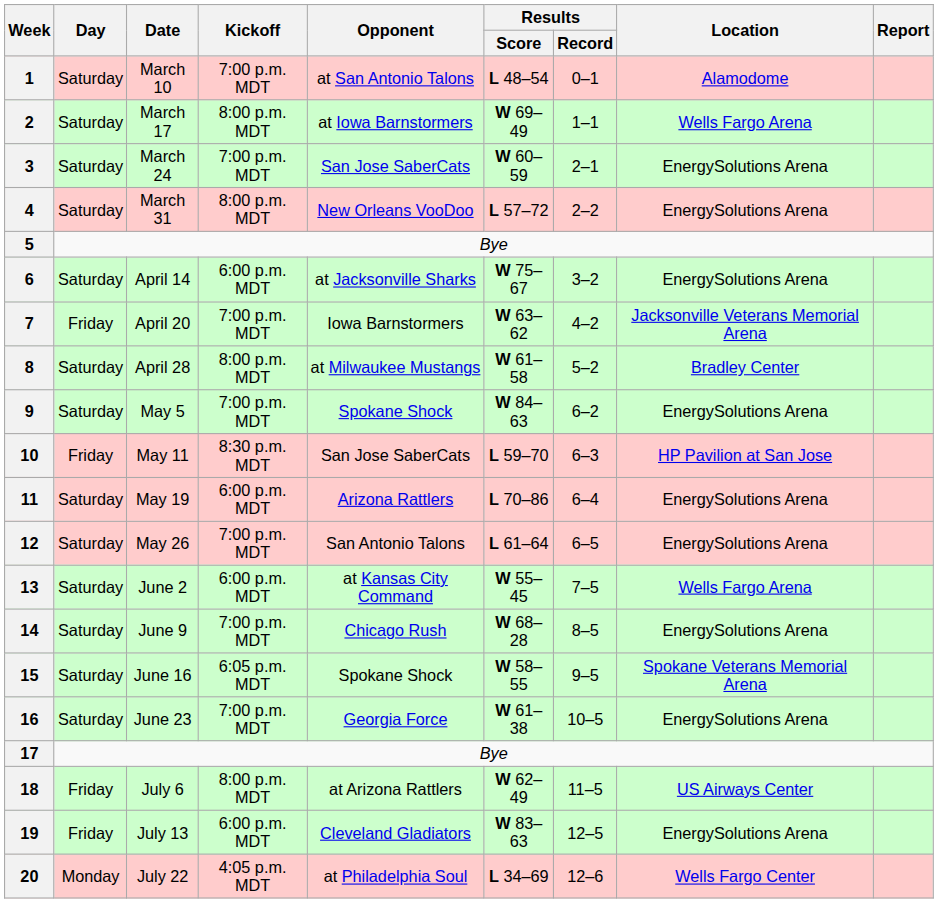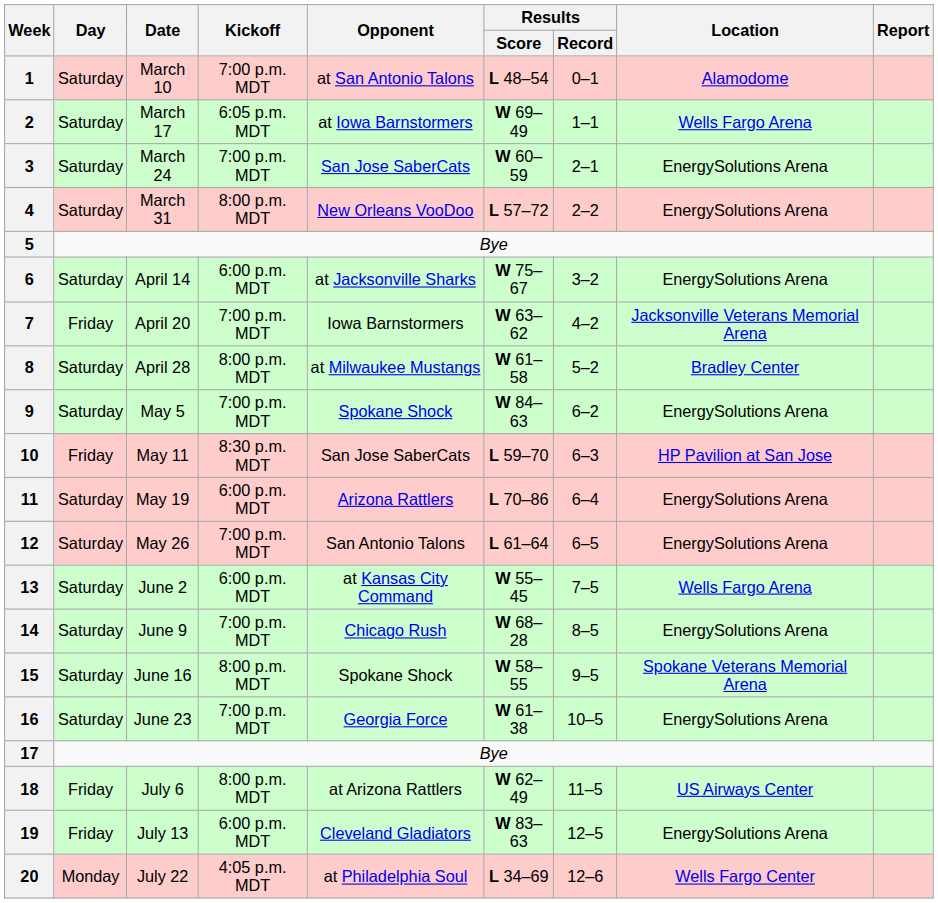(253, 122) 8:00 p.m. MDT -> (253, 122) 6:05 p.m. MDT
(253, 675) 6:05 p.m. MDT -> (253, 675) 8:00 p.m. MDT
